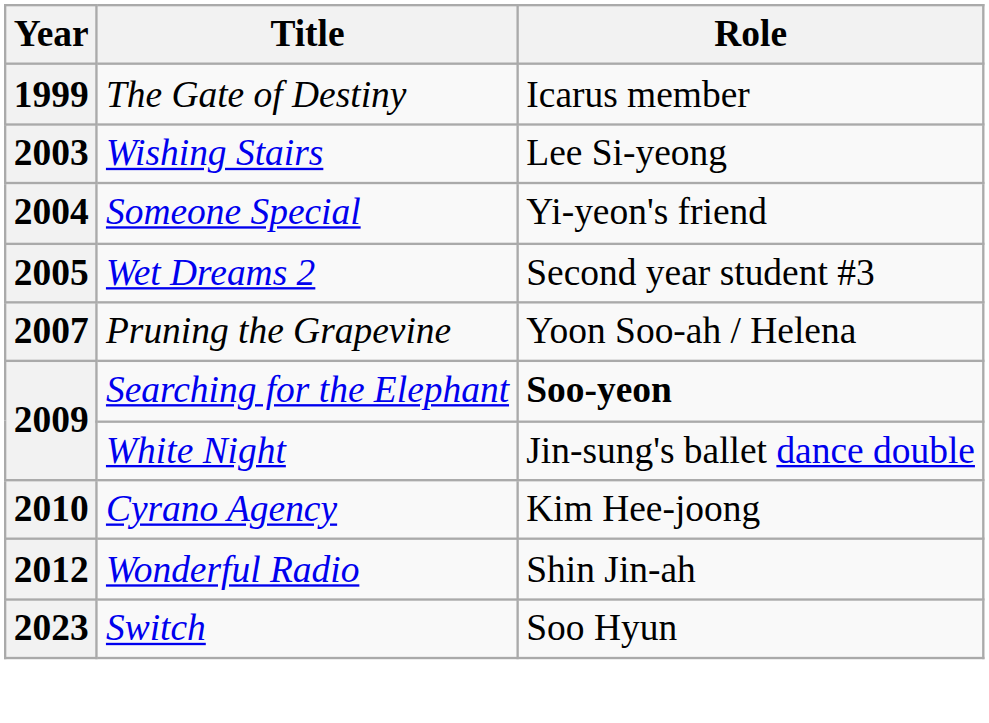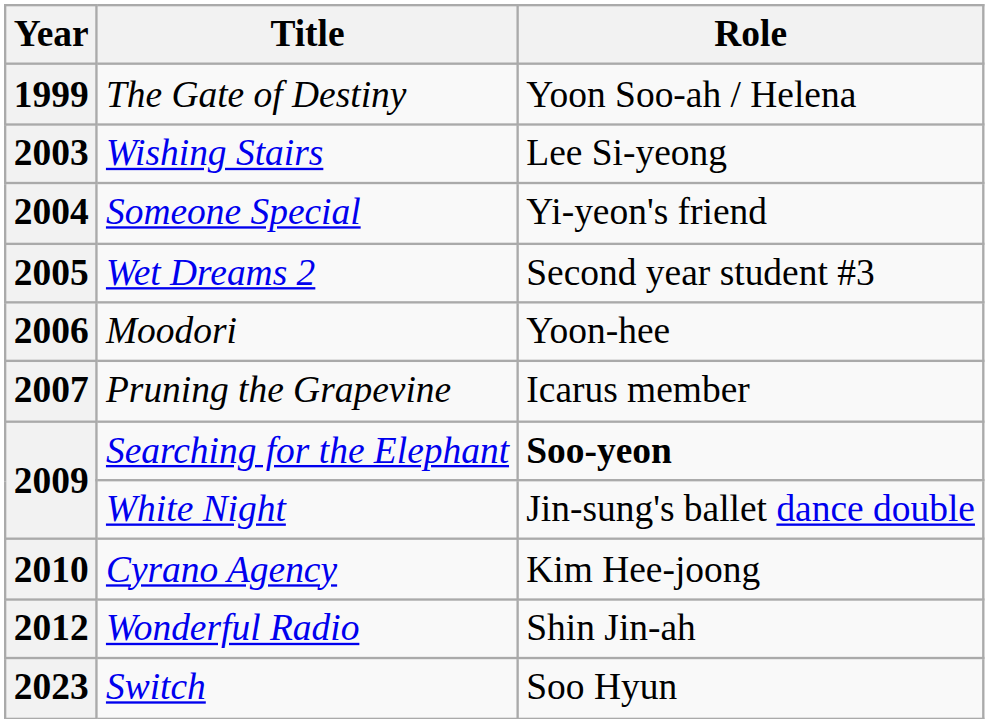(638, 93) Icarus member -> (691, 93) Yoon Soo-ah / Helena
+ row: (51, 331)
(691, 331) Yoon Soo-ah / Helena -> (638, 390) Icarus member
